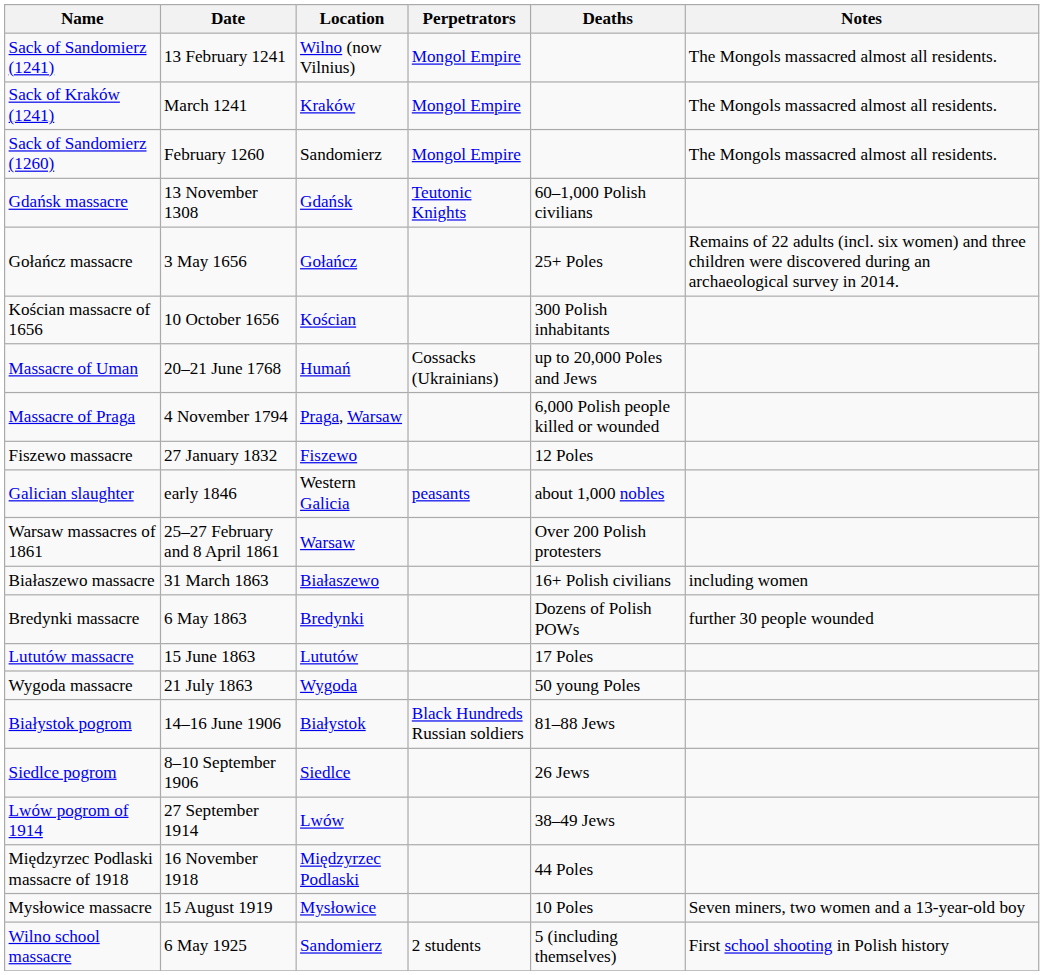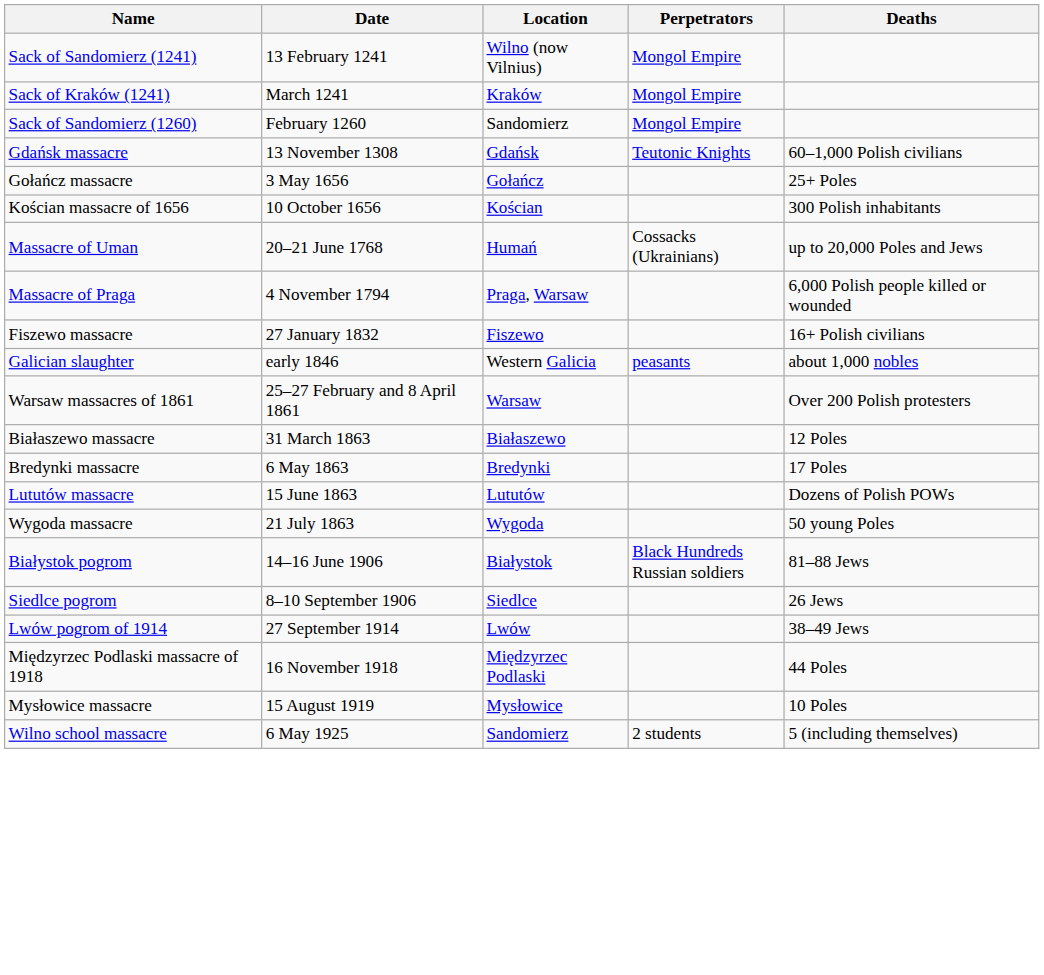- column: (861, 19)
(564, 455) 12 Poles -> (857, 334) 16+ Polish civilians
(603, 580) 16+ Polish civilians -> (818, 439) 12 Poles
(593, 619) Dozens of Polish POWs -> (818, 467) 17 Poles
(564, 657) 17 Poles -> (872, 495) Dozens of Polish POWs
